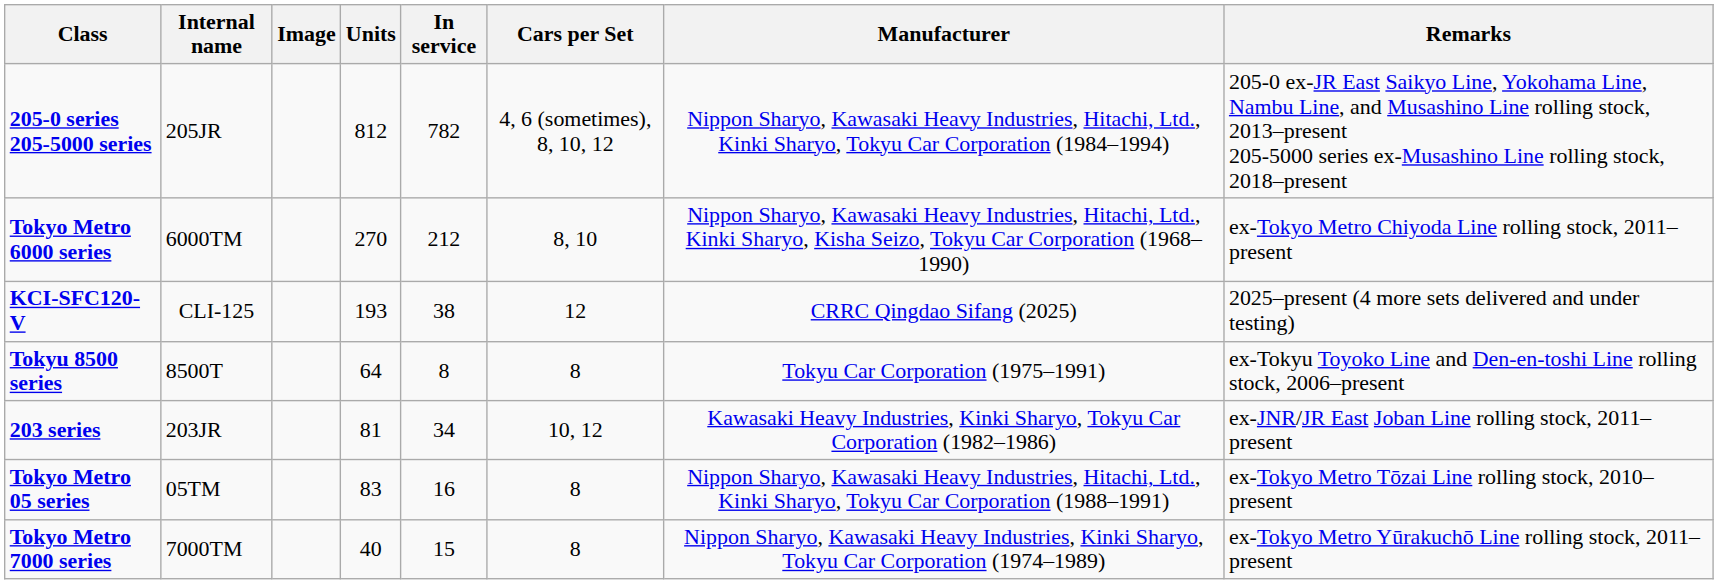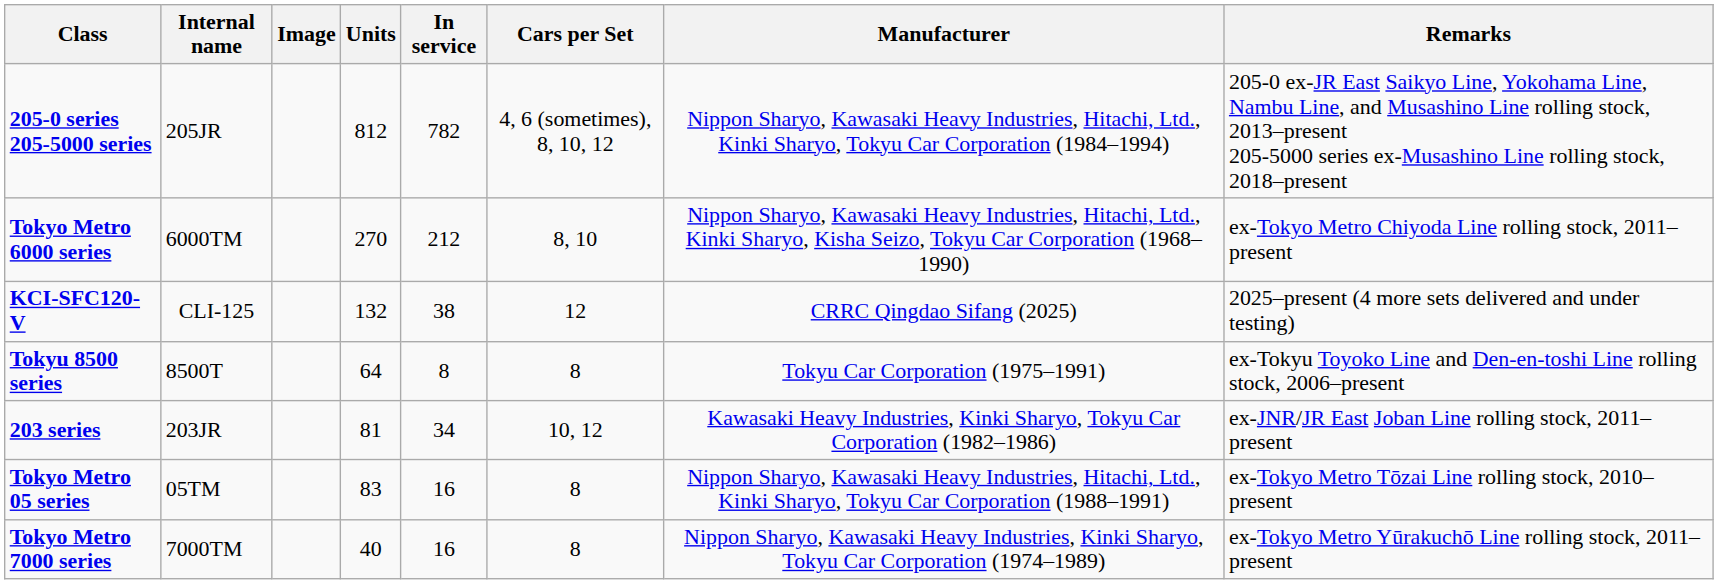(371, 311) 193 -> (371, 311) 132
(444, 548) 15 -> (444, 548) 16
